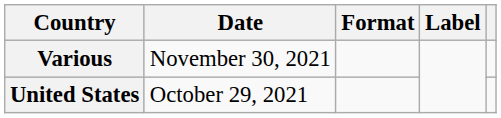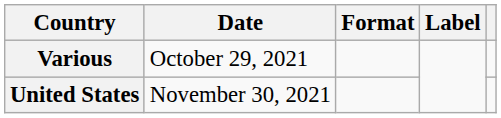(240, 58) November 30, 2021 -> (229, 58) October 29, 2021
(229, 94) October 29, 2021 -> (240, 94) November 30, 2021
